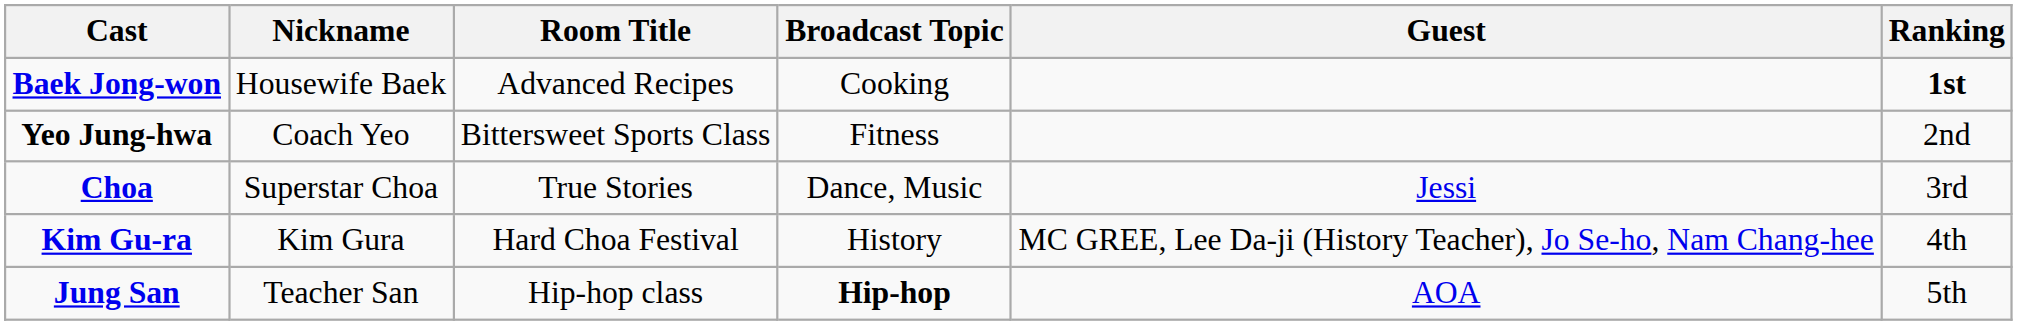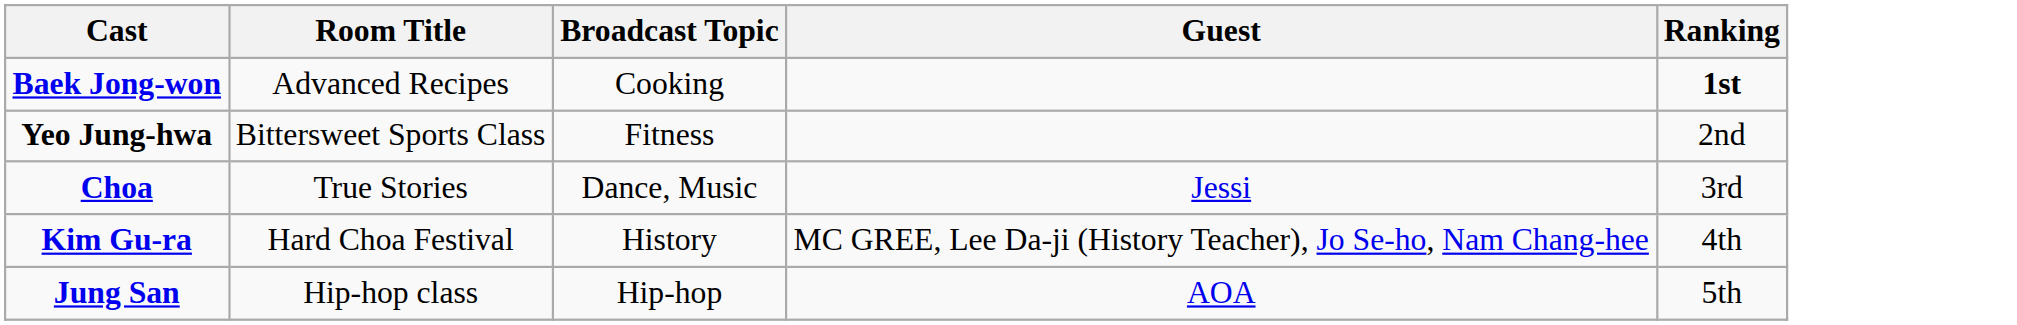- column: (341, 31)
(894, 292) bold -> (669, 292) normal
